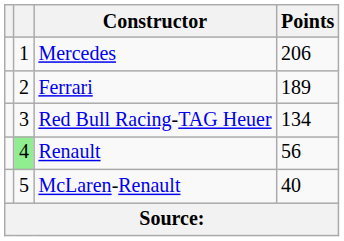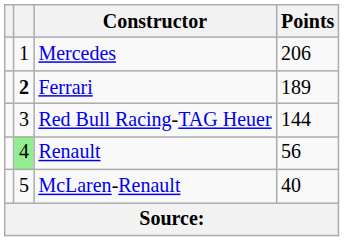(24, 86) normal -> (24, 86) bold
(296, 119) 134 -> (296, 119) 144
